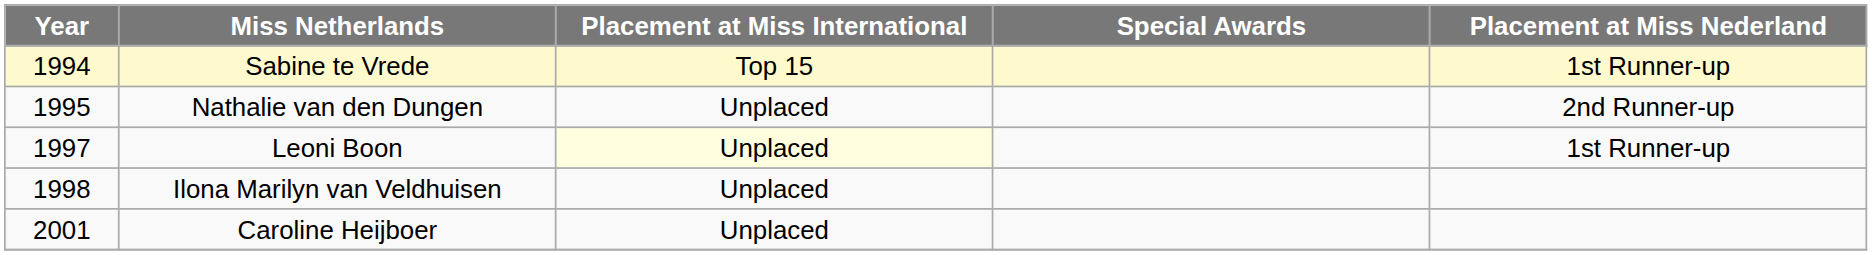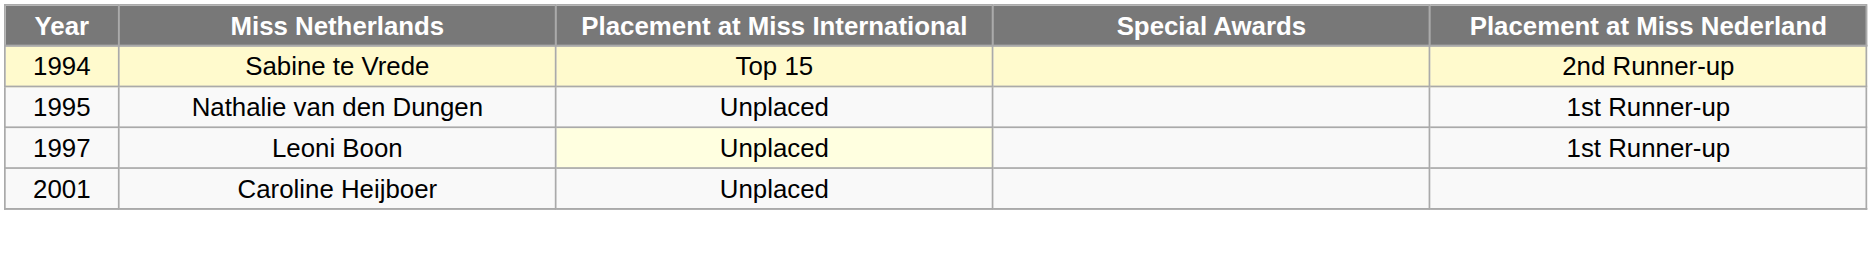(1648, 66) 1st Runner-up -> (1648, 66) 2nd Runner-up
(1648, 107) 2nd Runner-up -> (1648, 107) 1st Runner-up
- row: (337, 189)
